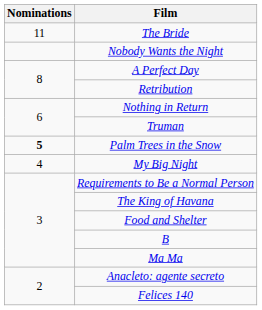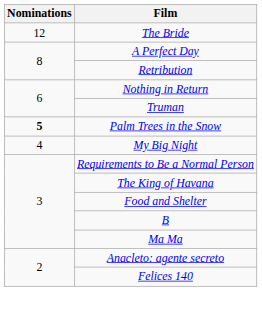(39, 32) 11 -> (39, 32) 12
- row: (165, 51)
